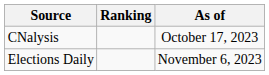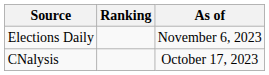rows swapped: (33, 37) <-> (51, 59)
